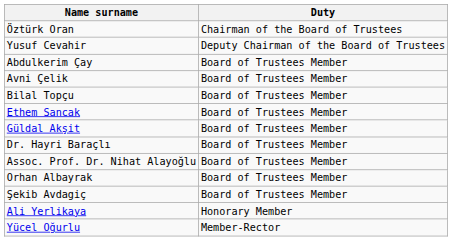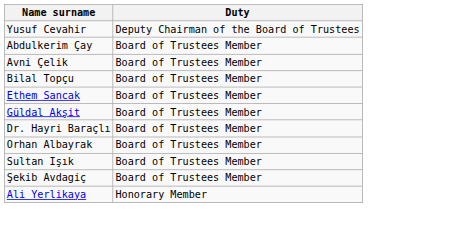- row: (40, 29)
- row: (101, 161)
+ row: (40, 161)
- row: (43, 227)
